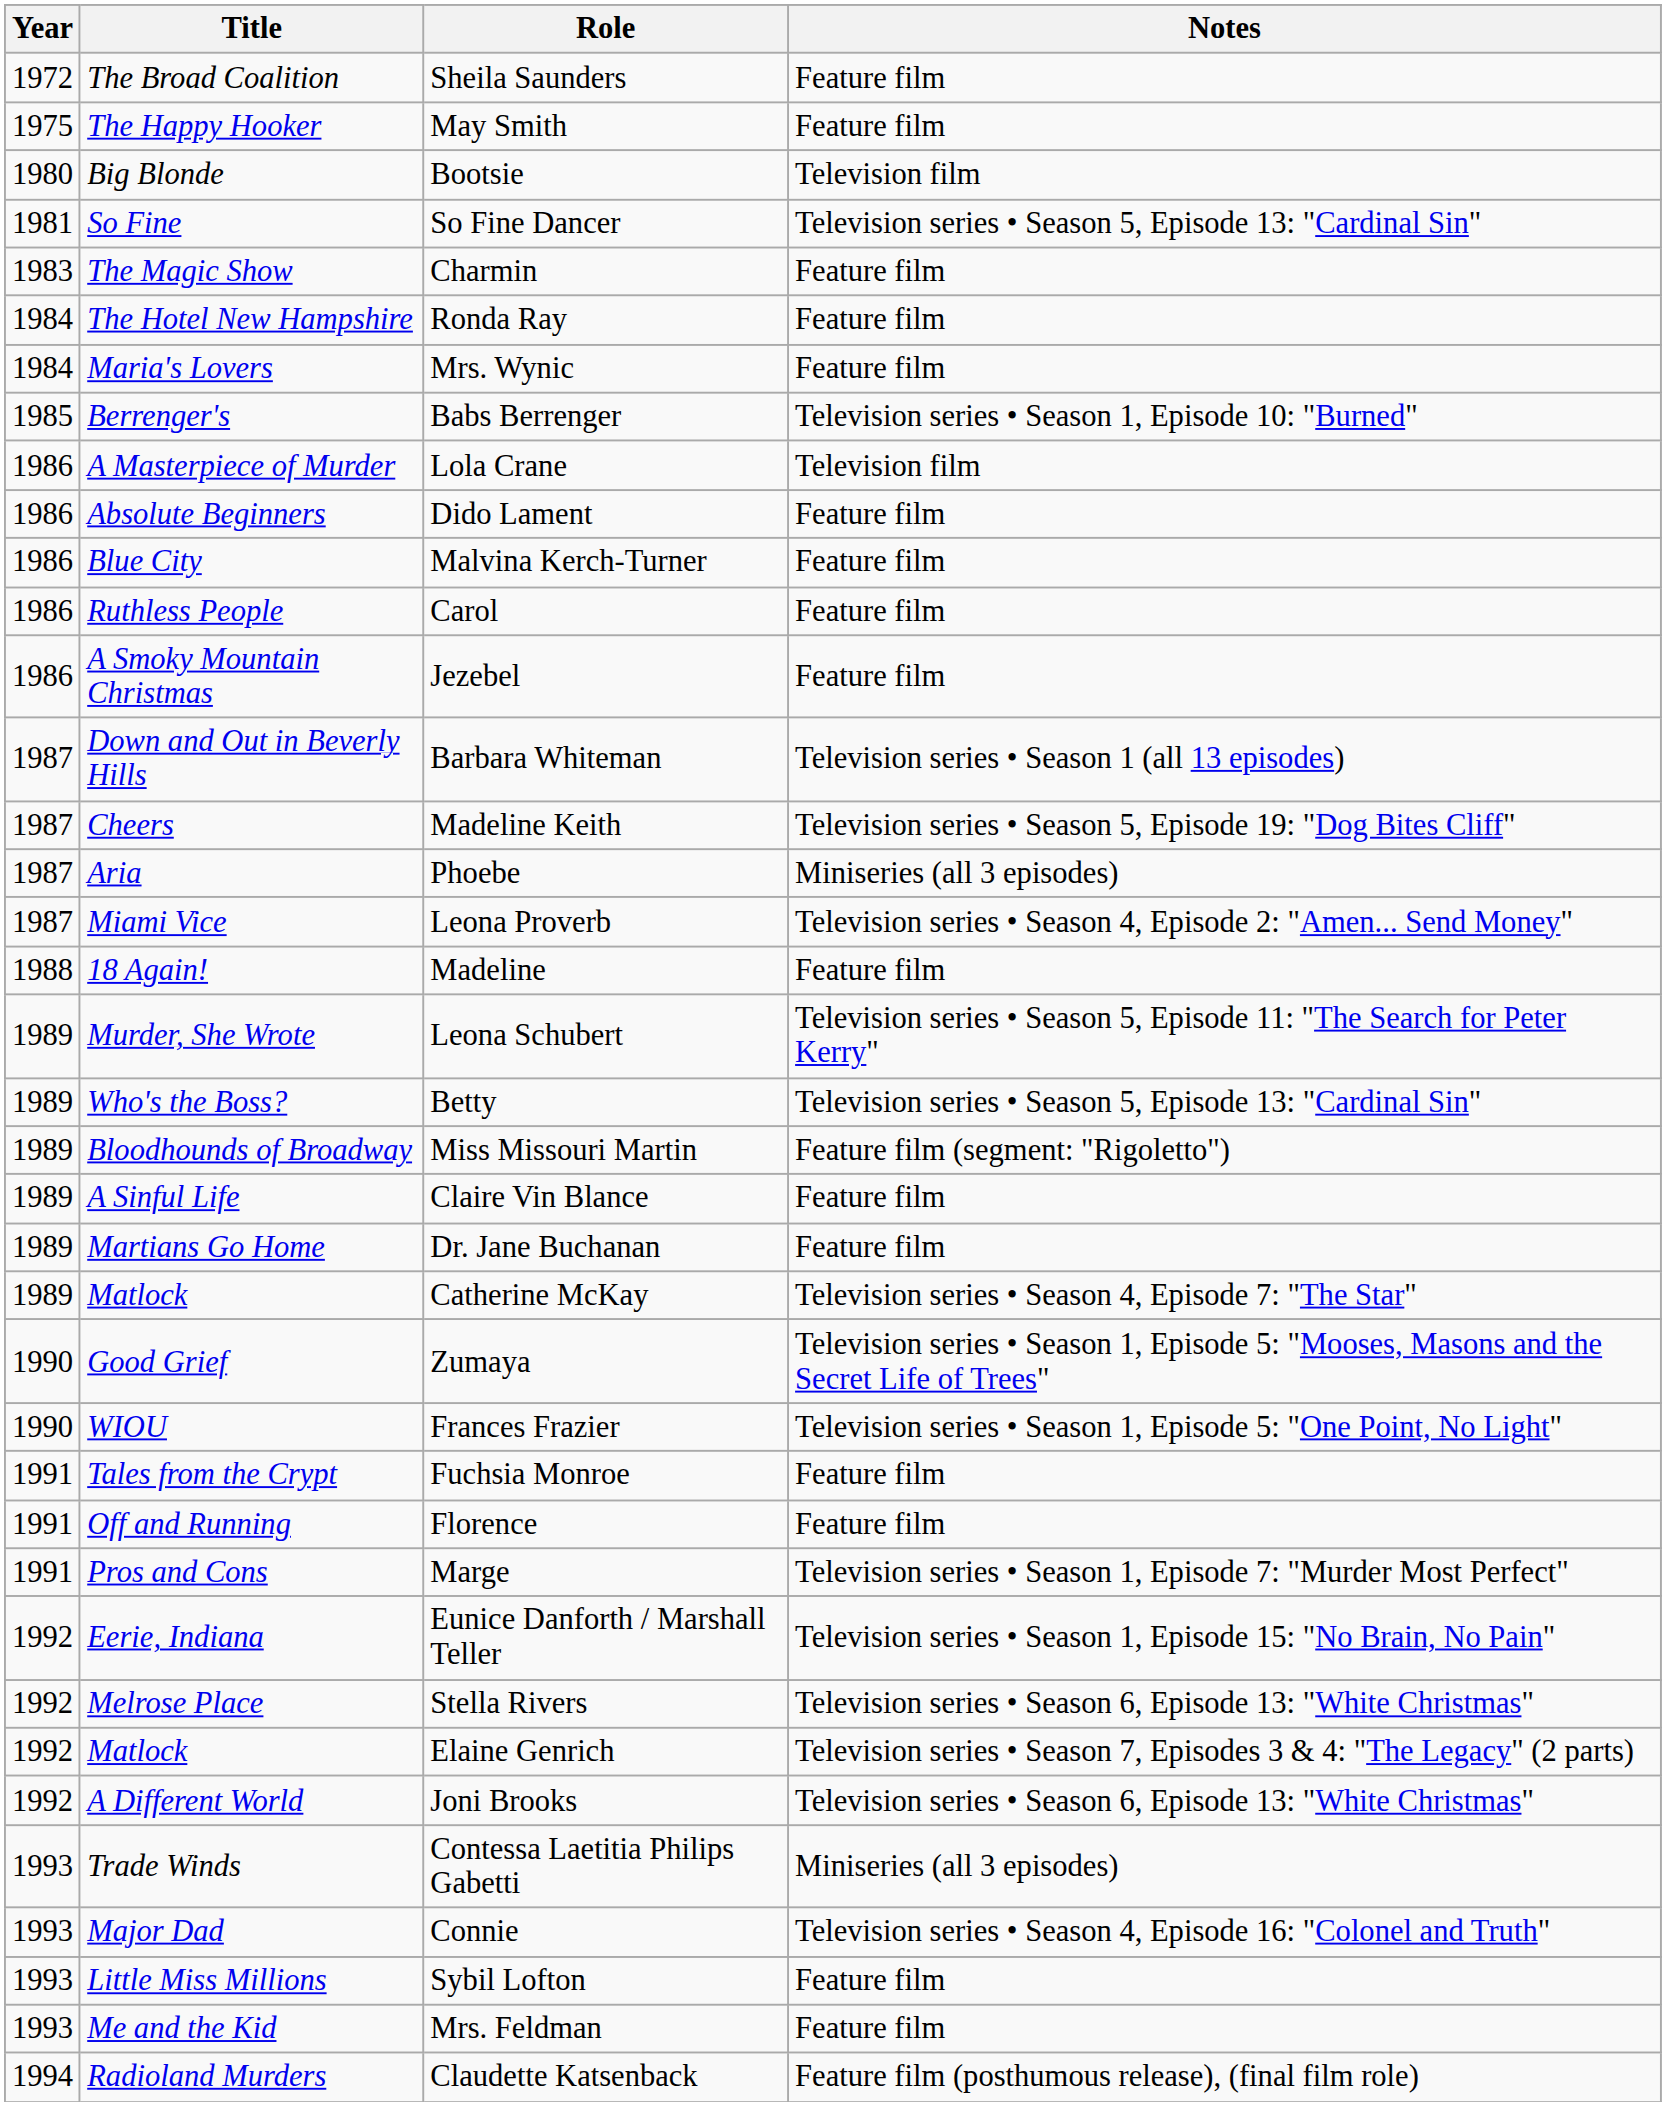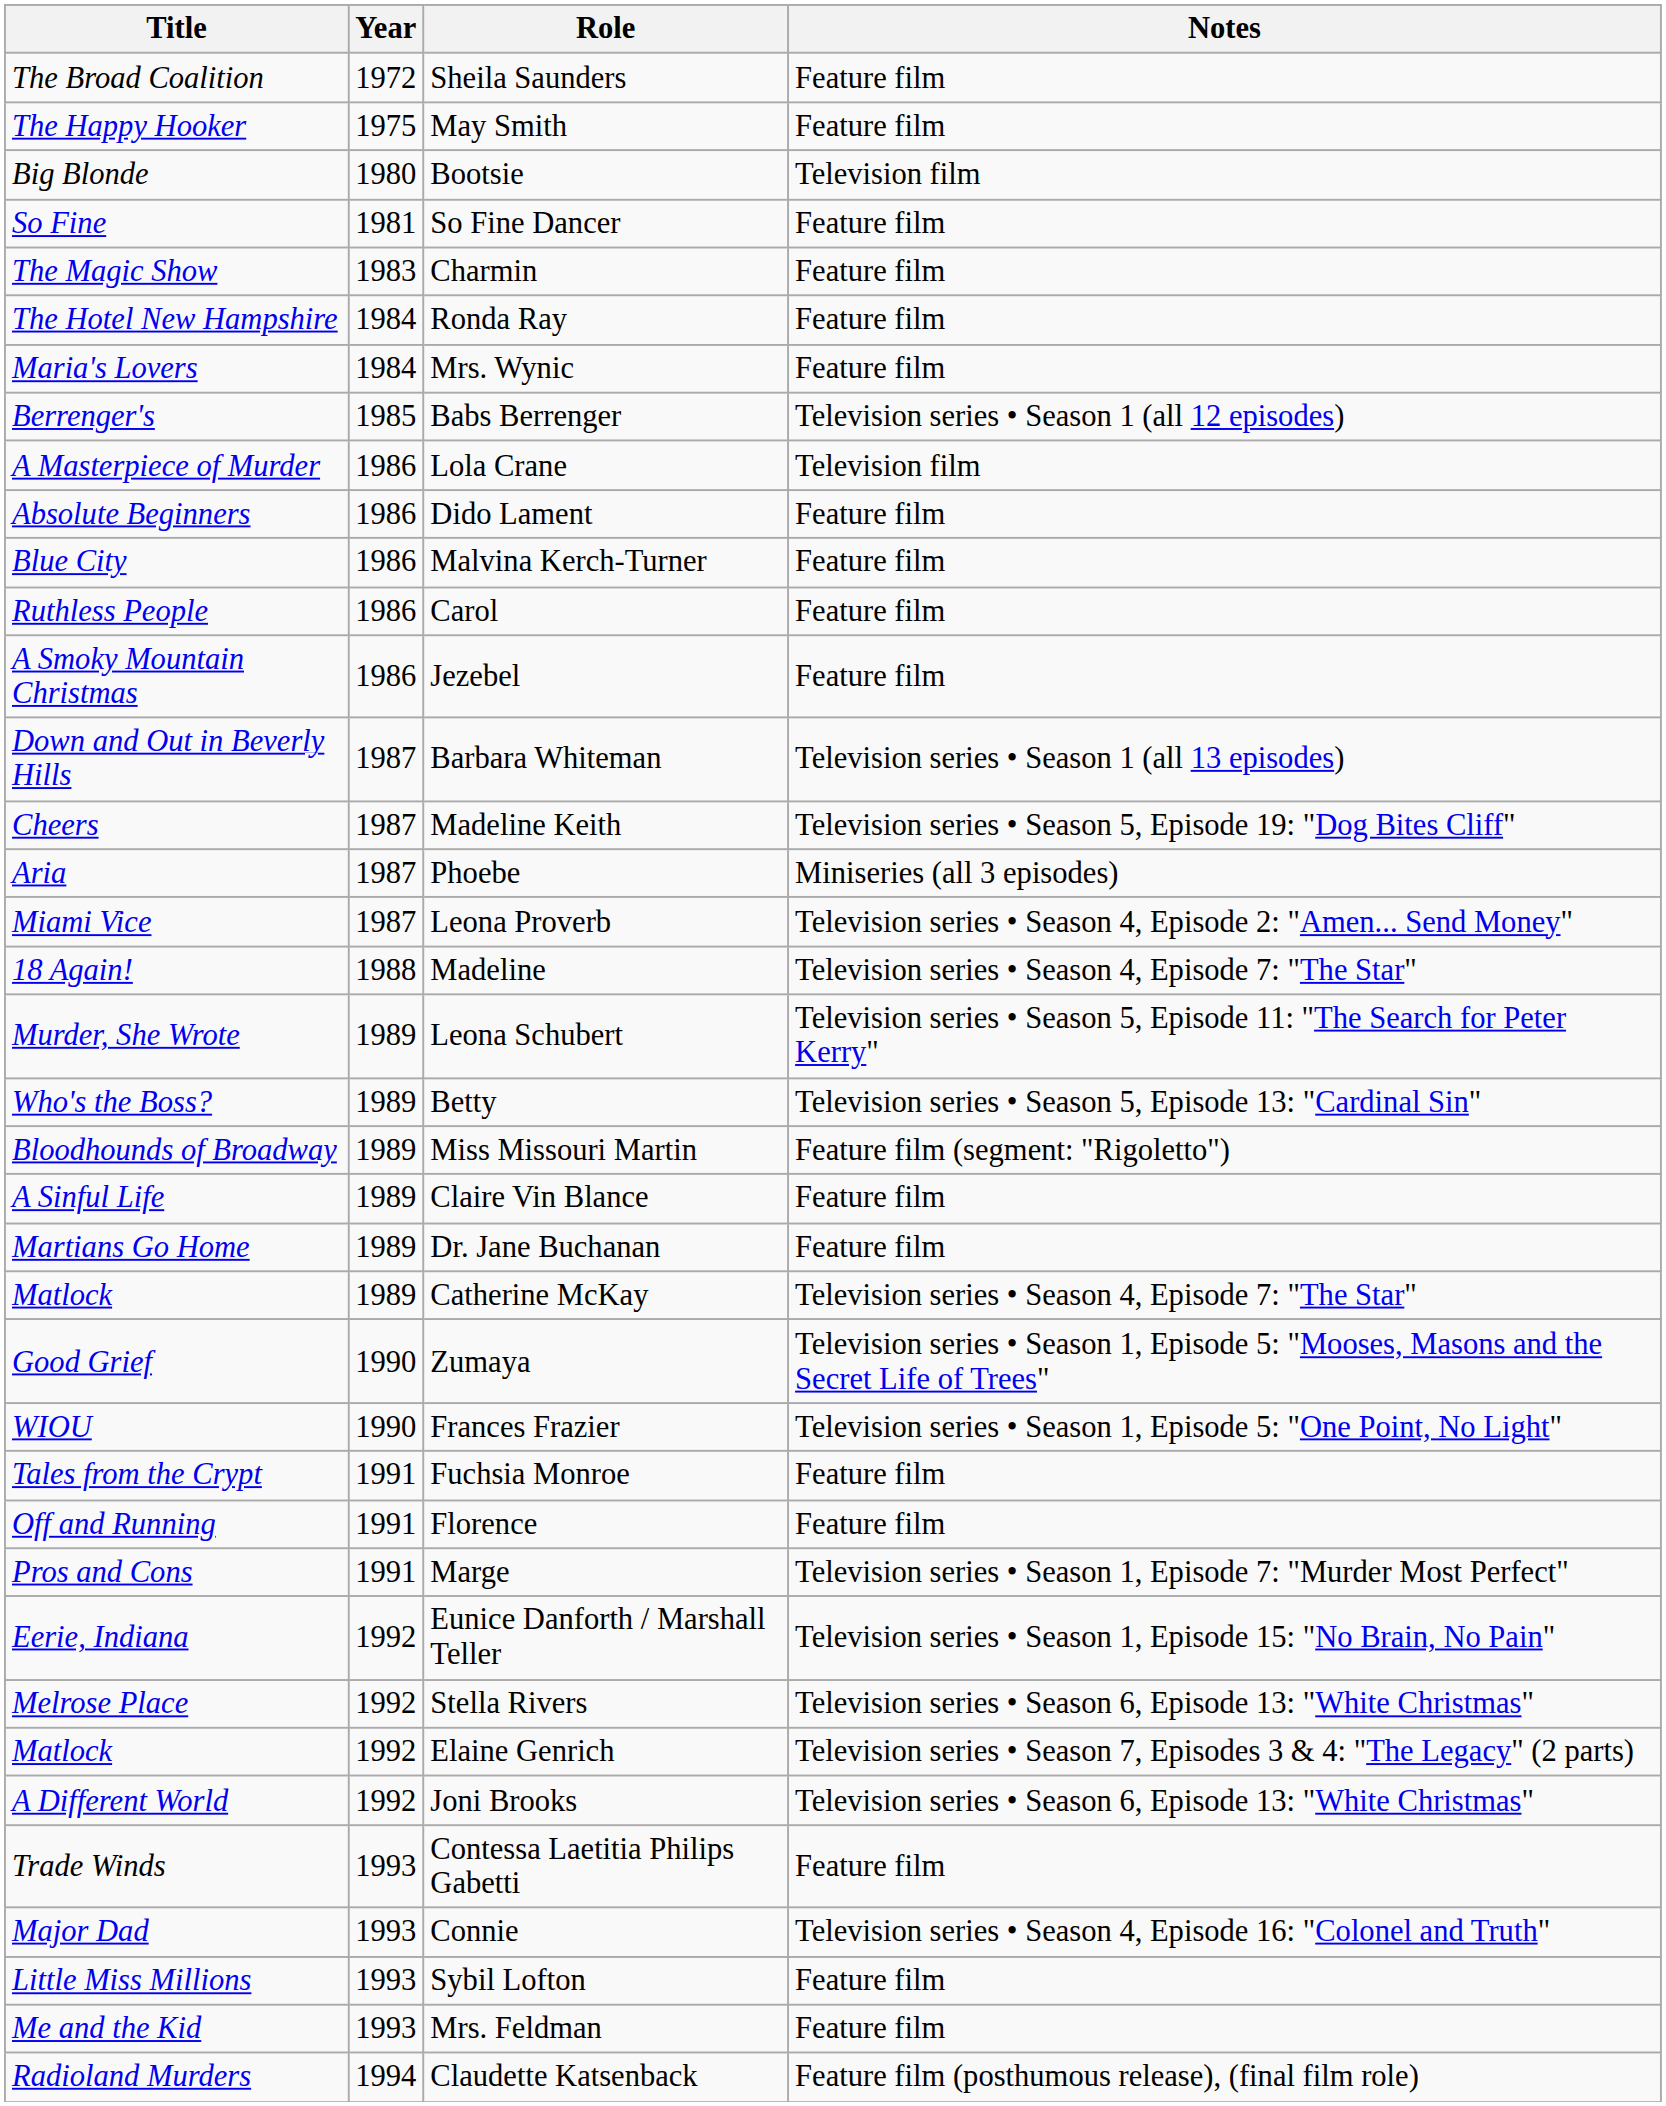columns swapped: (43, 28) <-> (252, 28)
(1138, 222) Television series • Season 5, Episode 13: "Cardinal Sin" -> (870, 222) Feature film
(1106, 416) Television series • Season 1, Episode 10: "Burned" -> (1070, 416) Television series • Season 1 (all 12 episodes)
(870, 969) Feature film -> (1106, 969) Television series • Season 4, Episode 7: "The Star"
(957, 1865) Miniseries (all 3 episodes) -> (870, 1865) Feature film
